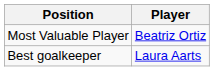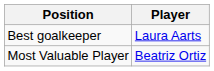rows swapped: (54, 55) <-> (68, 35)
